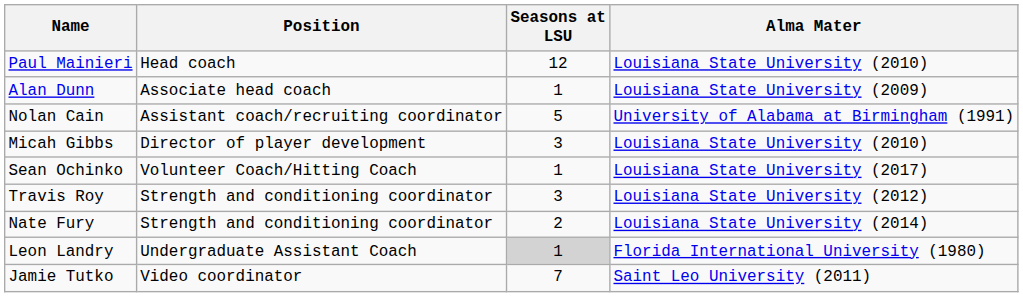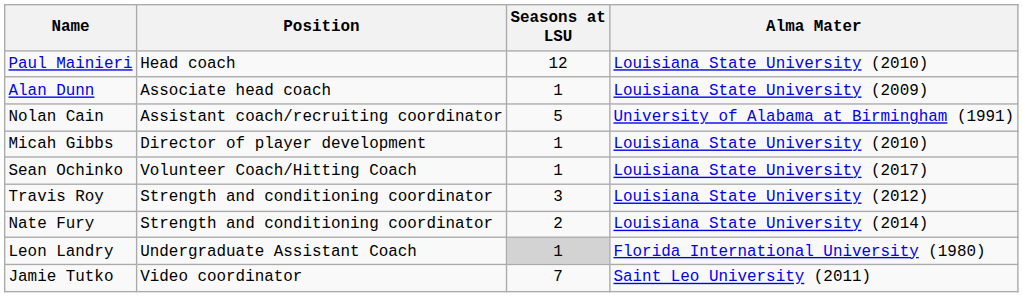(558, 144) 3 -> (558, 144) 1
